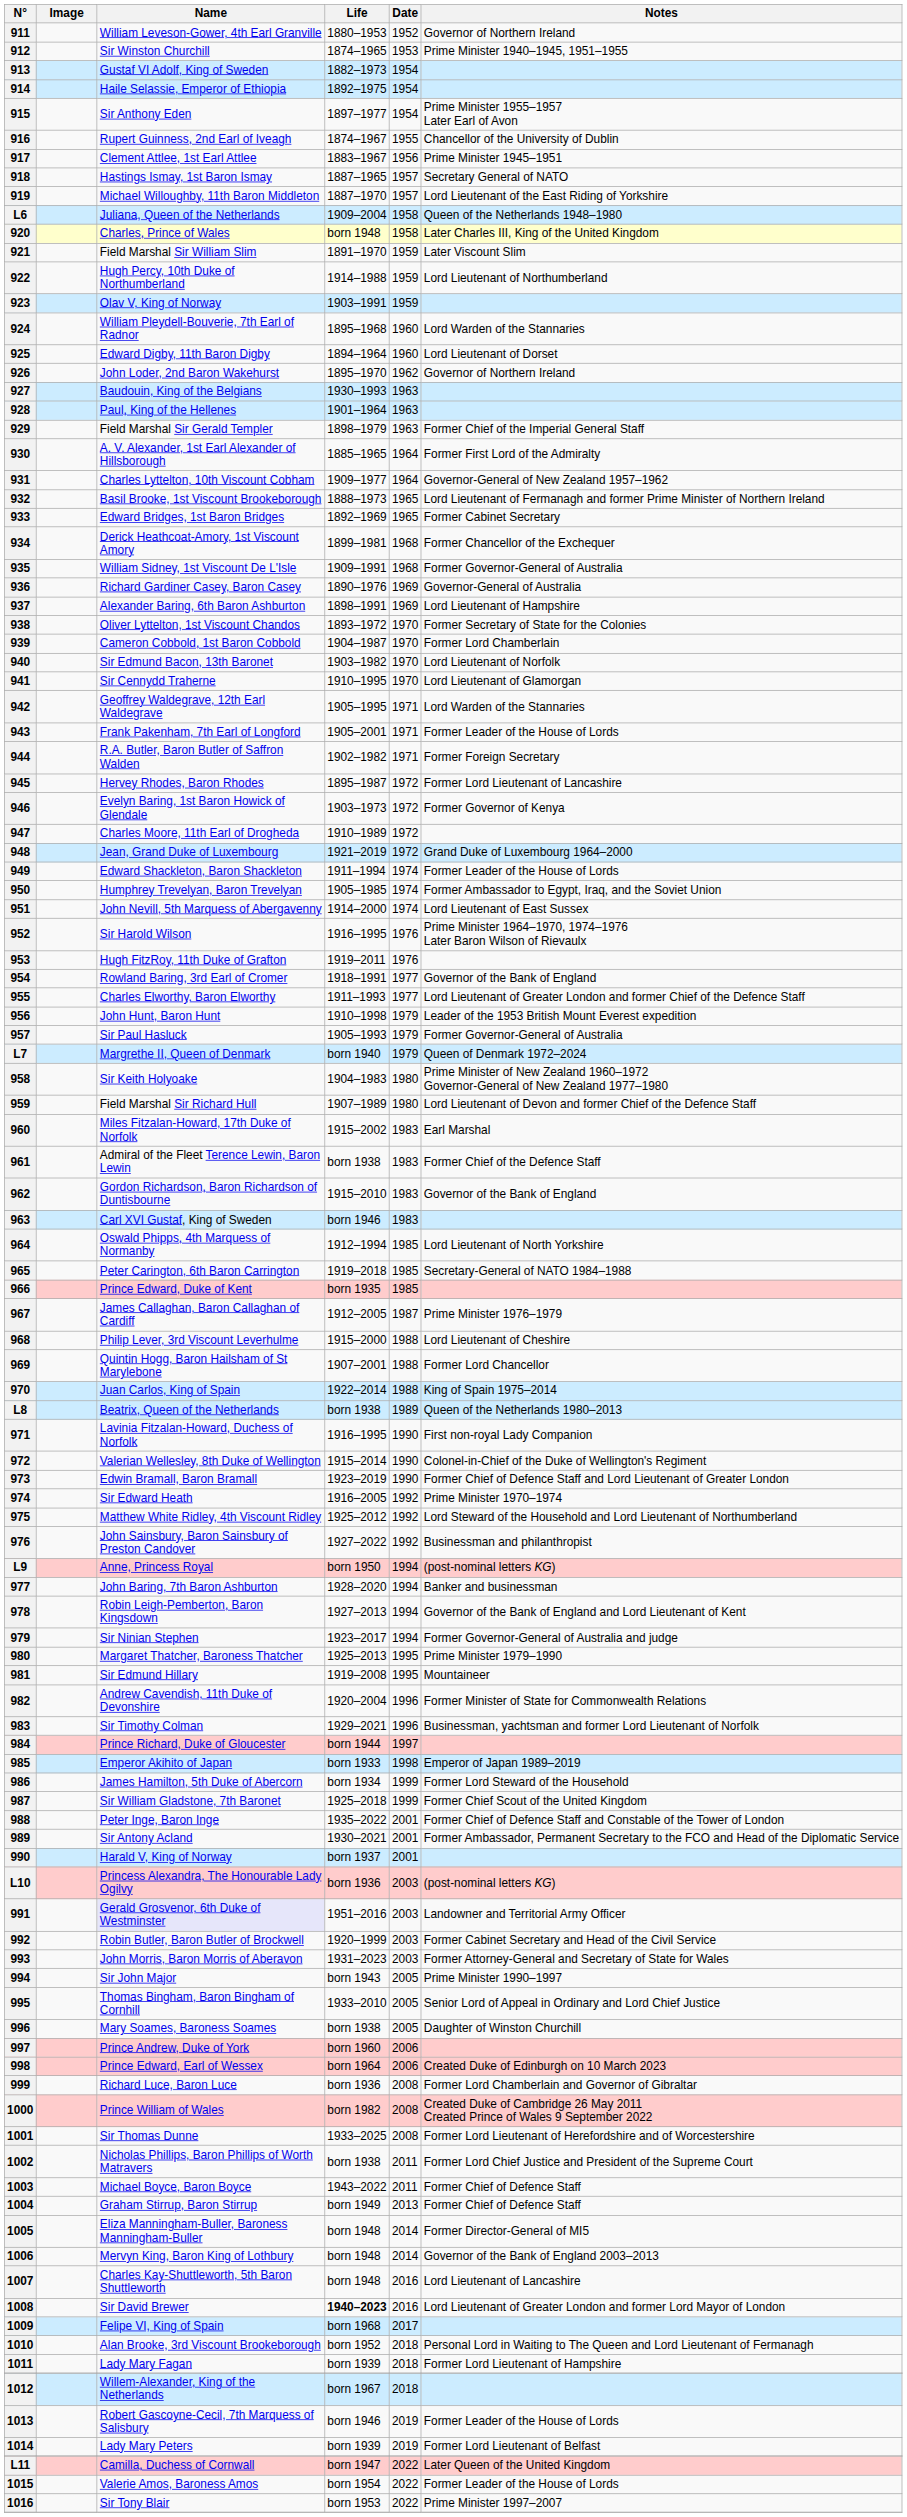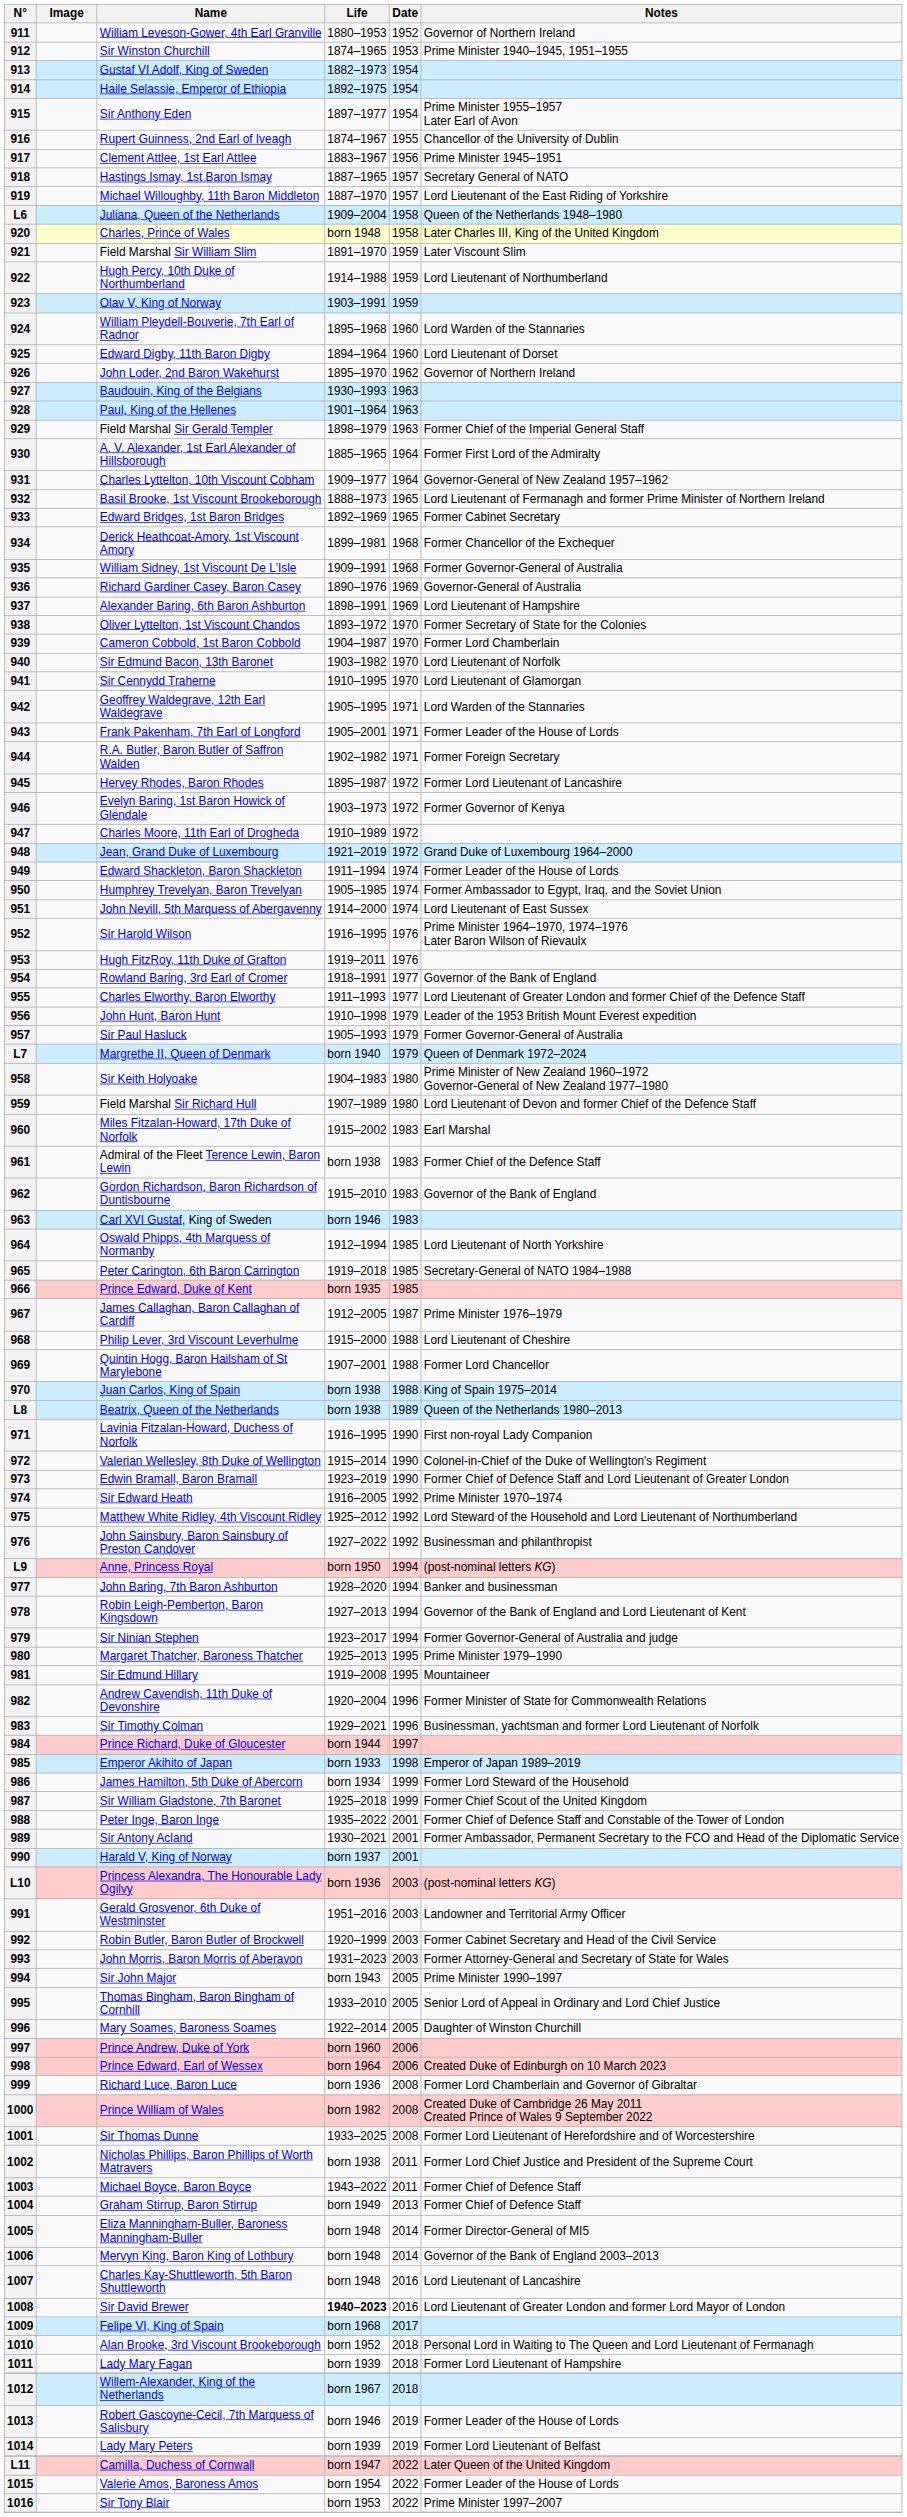(357, 1391) 1922–2014 -> (354, 1391) born 1938
(180, 1915) lavender background -> (180, 1915) no background
(354, 2029) born 1938 -> (357, 2029) 1922–2014
